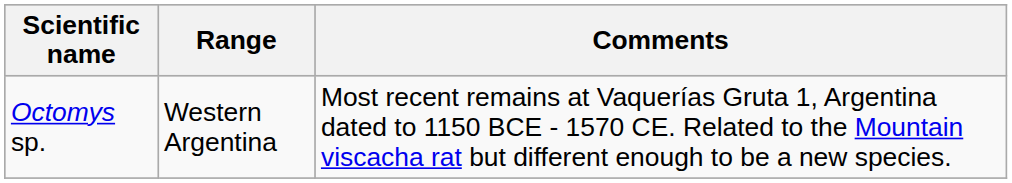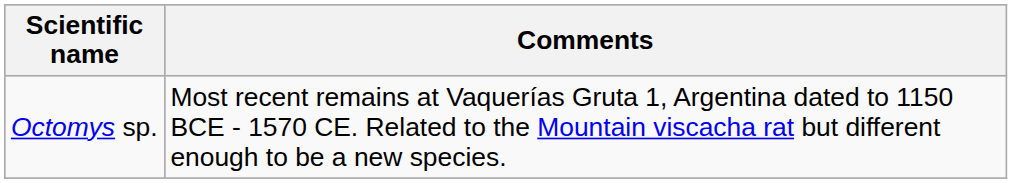- column: (236, 40)
